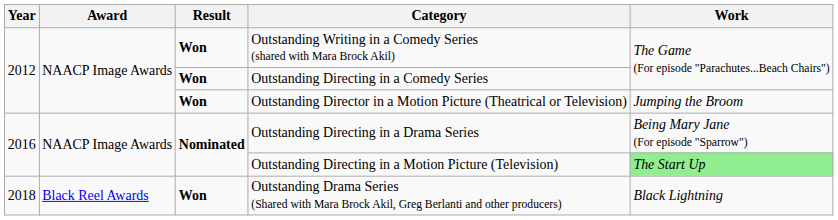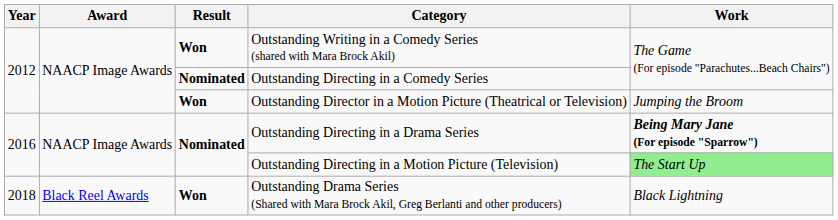(193, 78) Won -> (212, 78) Nominated
(691, 133) normal -> (696, 133) bold
